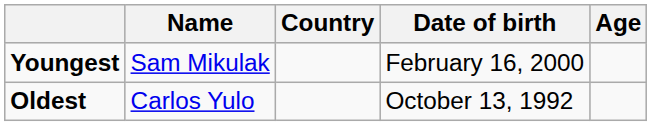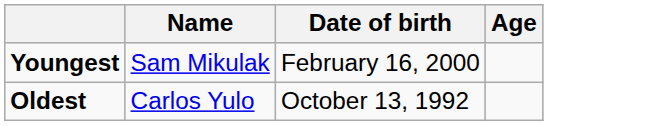- column: (328, 23)
